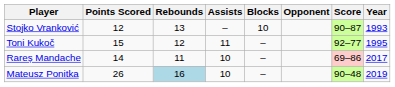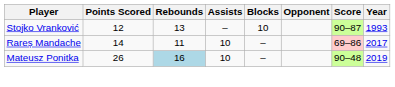- row: (30, 43)
